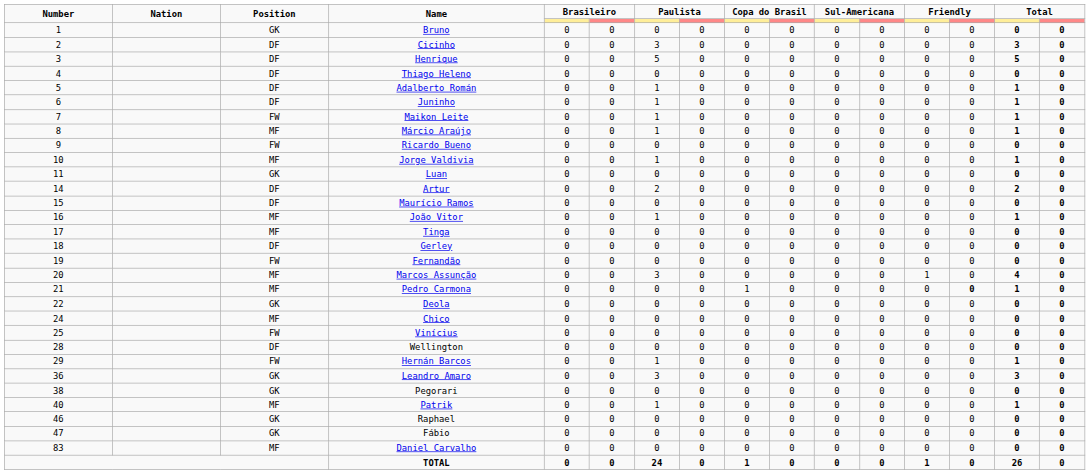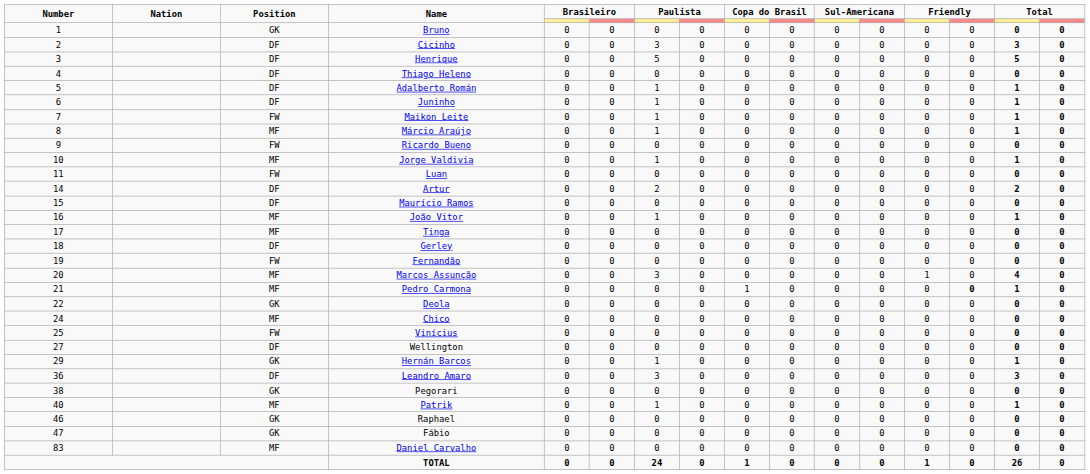(274, 174) GK -> (274, 174) FW
(58, 347) 28 -> (58, 347) 27
(274, 362) FW -> (274, 362) GK
(274, 376) GK -> (274, 376) DF
